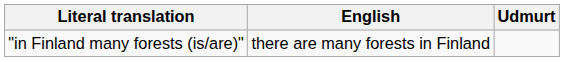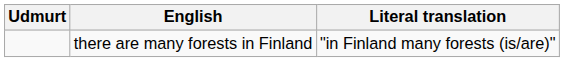columns swapped: (527, 17) <-> (126, 17)
